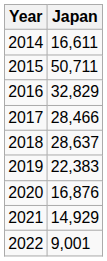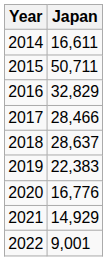(75, 192) 16,876 -> (75, 192) 16,776
